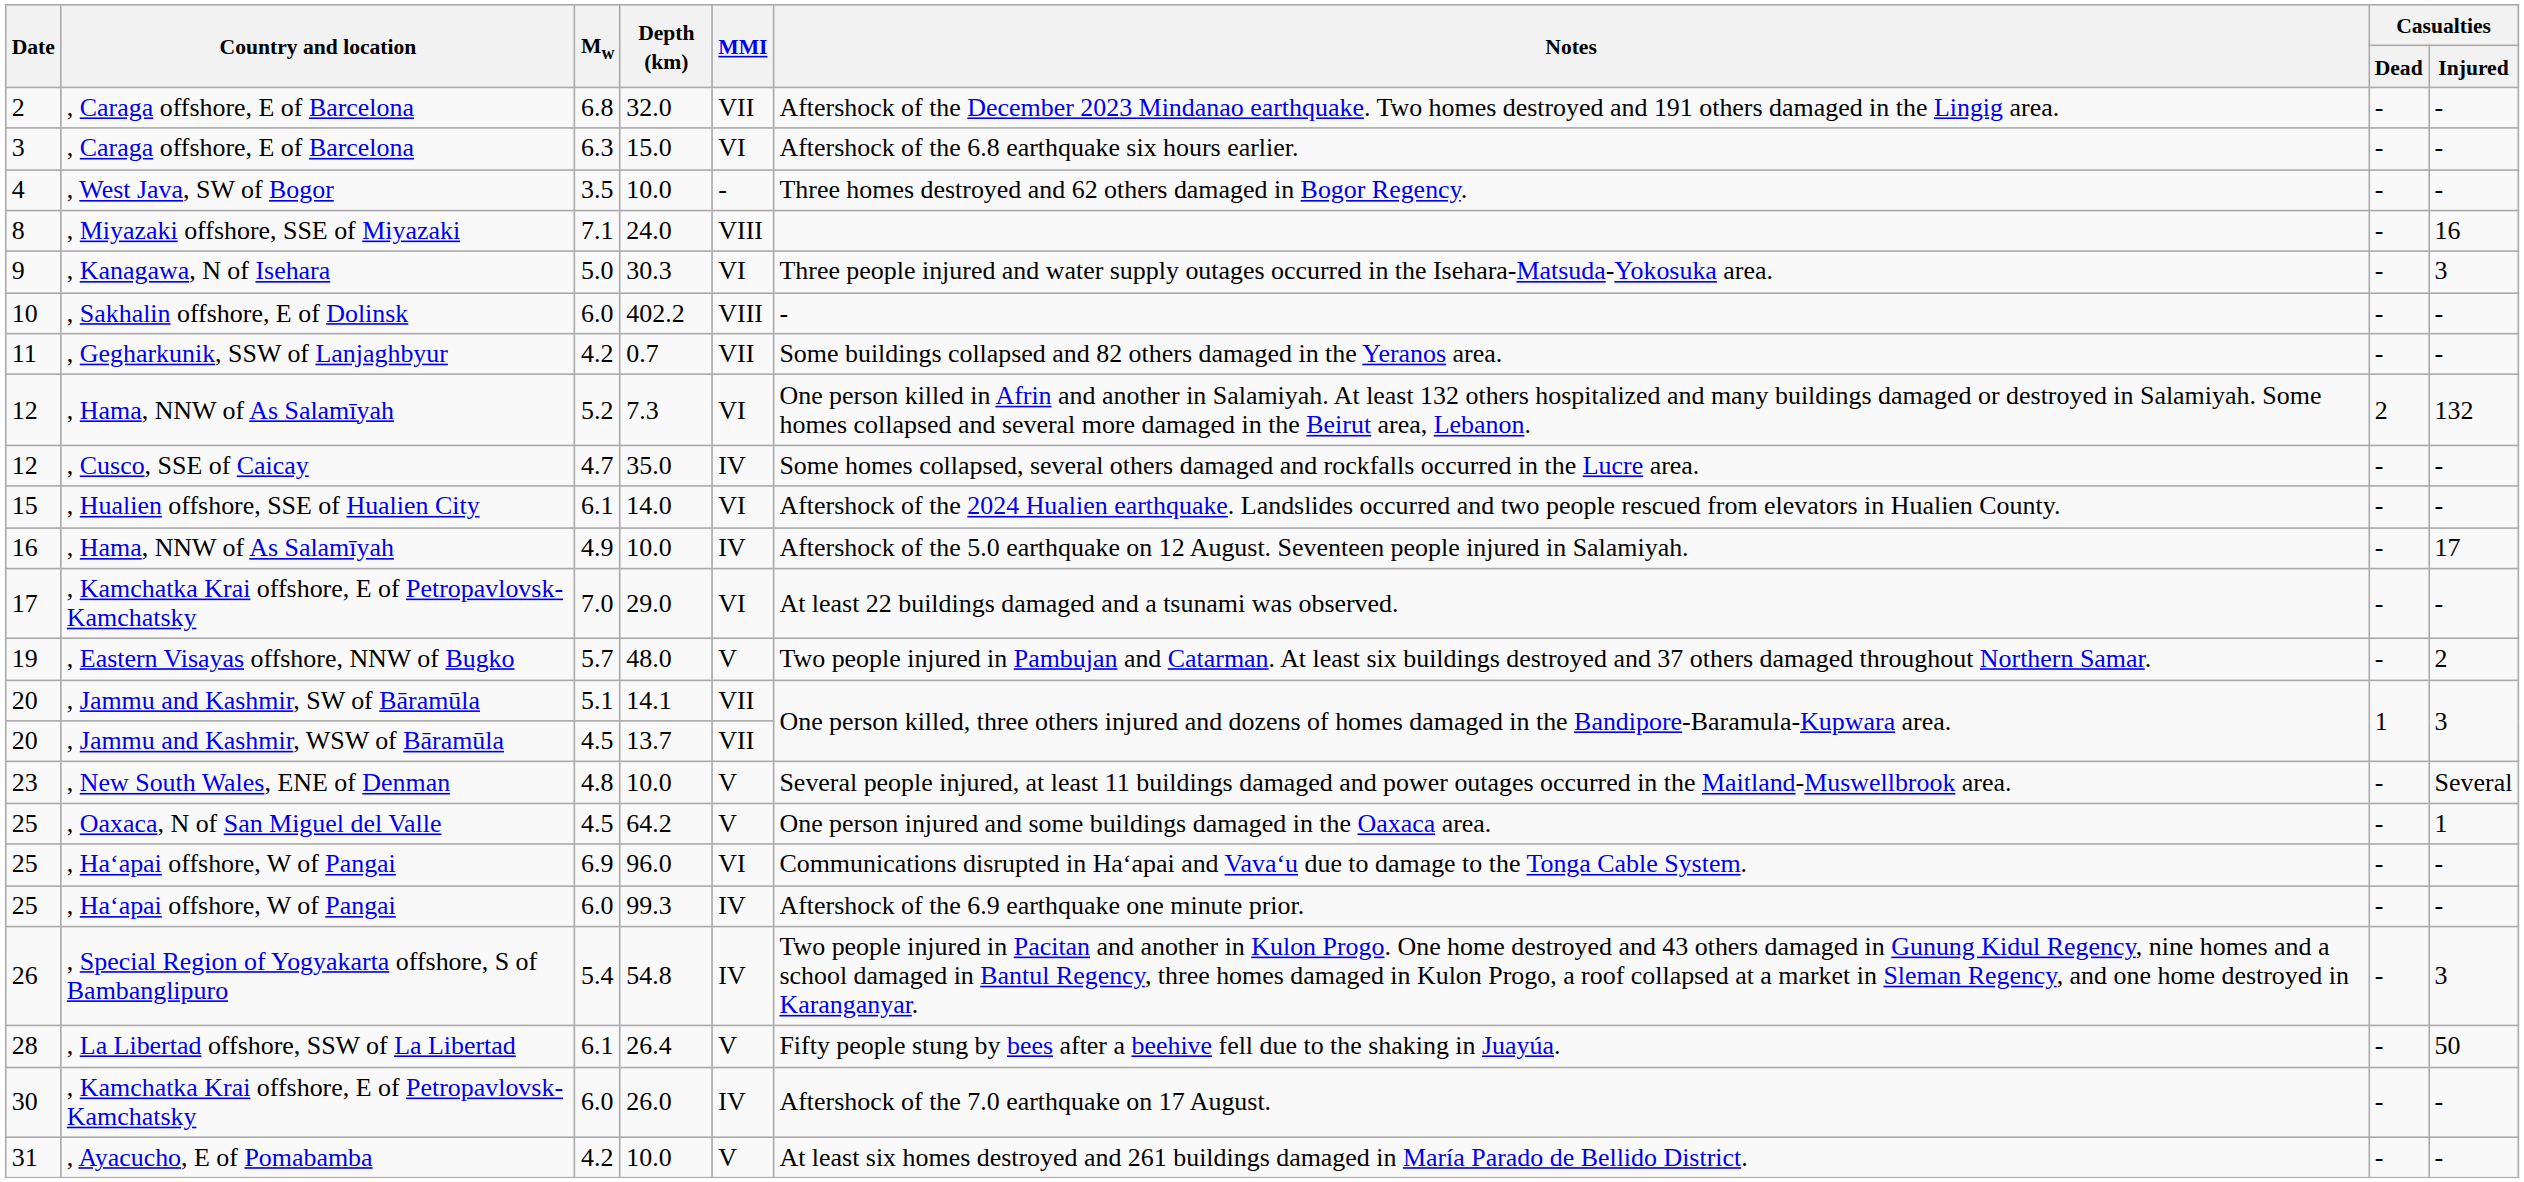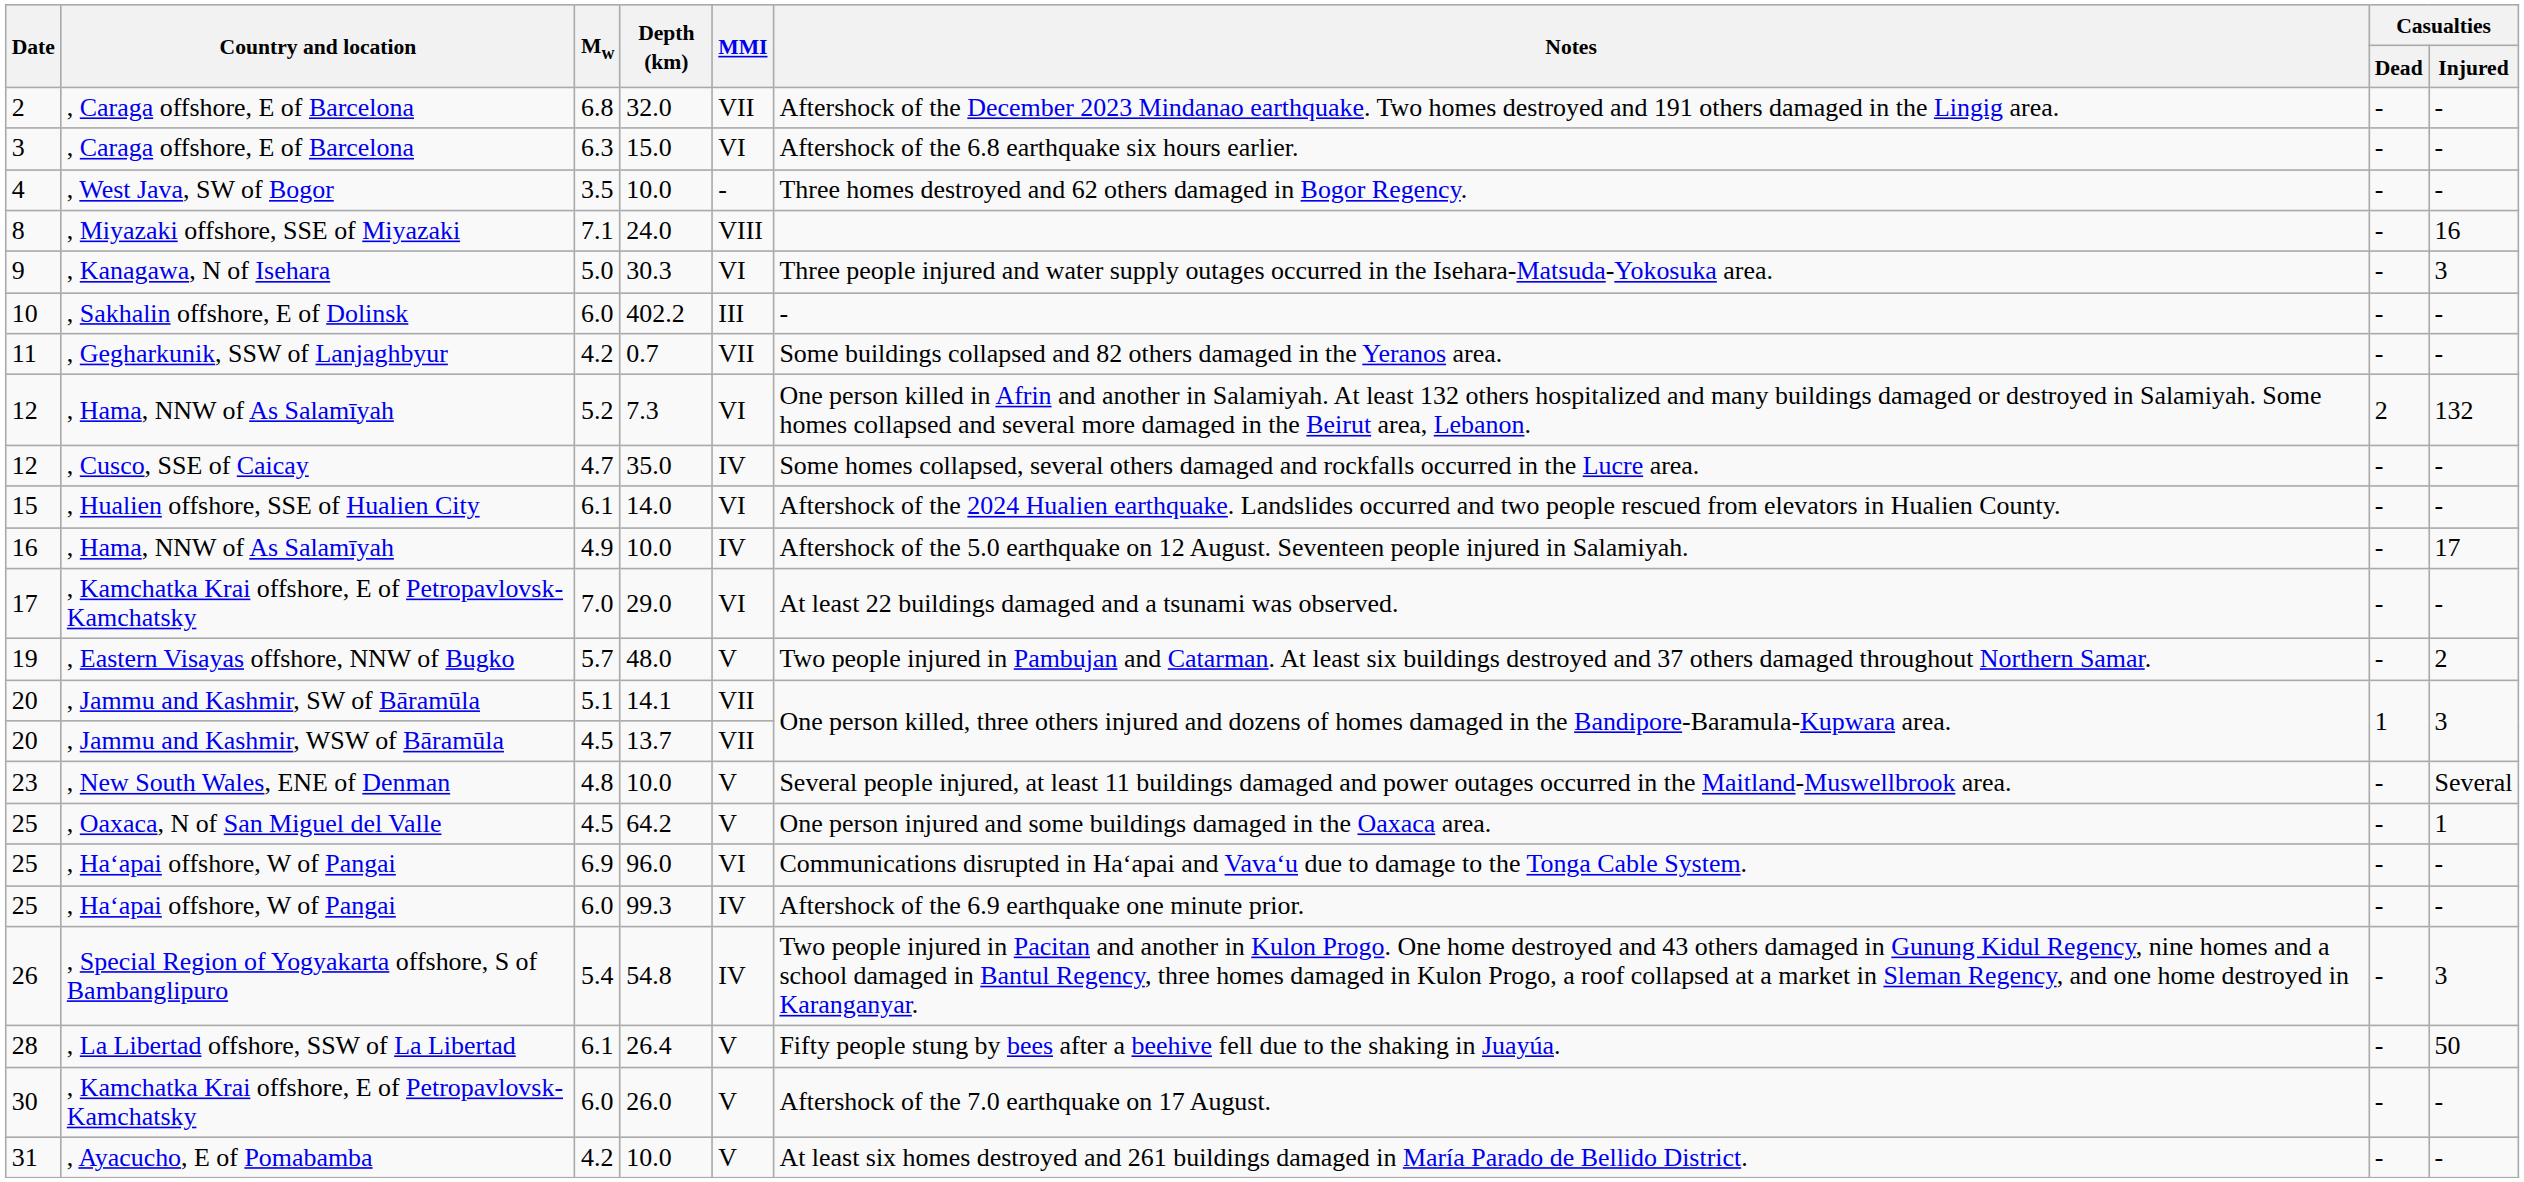(741, 312) VIII -> (731, 312) III
(732, 1101) IV -> (728, 1101) V
